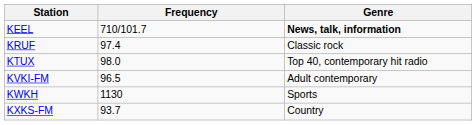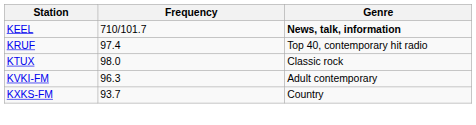(315, 45) Classic rock -> (357, 45) Top 40, contemporary hit radio
(357, 62) Top 40, contemporary hit radio -> (315, 62) Classic rock
(110, 78) 96.5 -> (110, 78) 96.3
- row: (22, 95)
